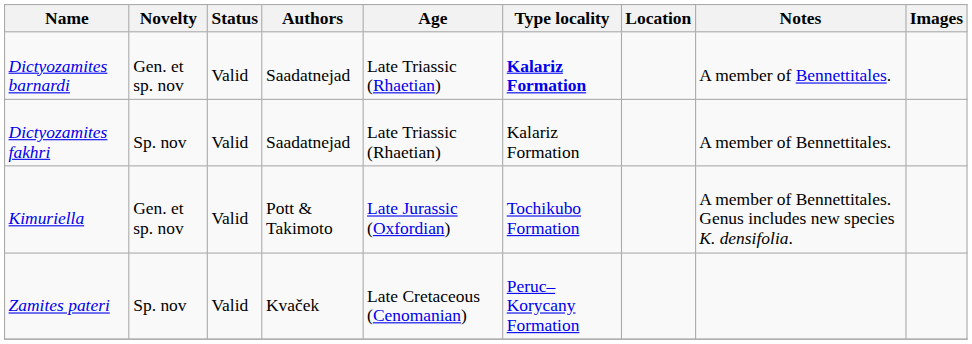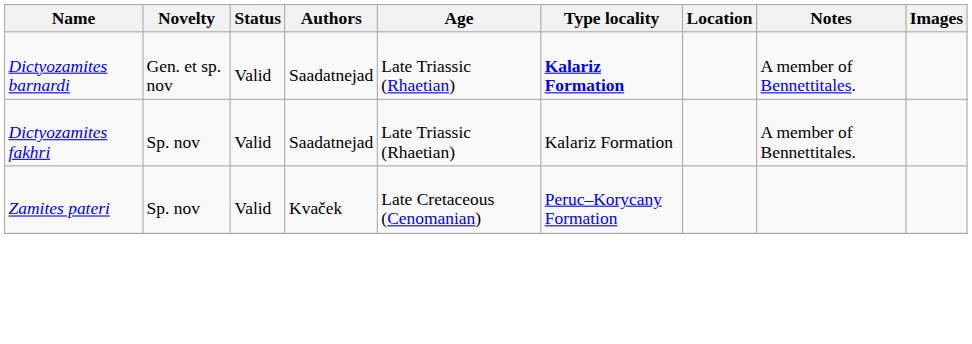- row: (46, 219)
